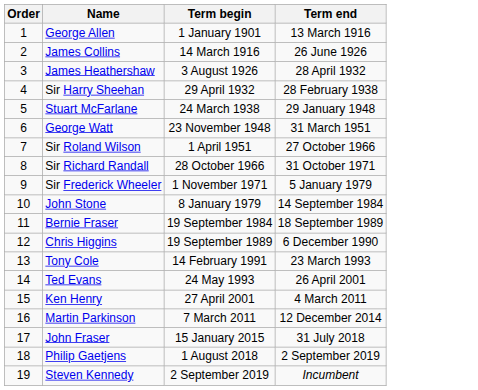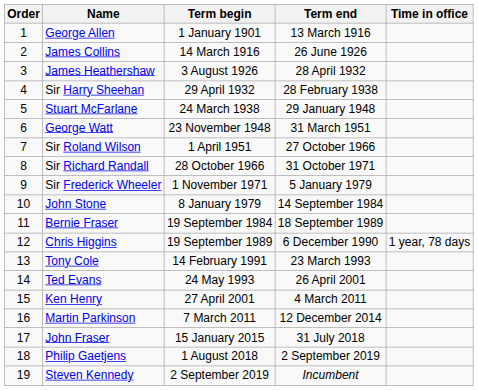+ column: (429, 14)
